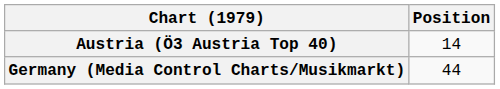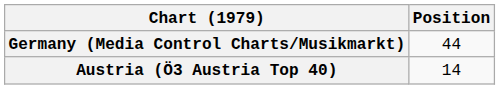rows swapped: (207, 44) <-> (207, 70)
